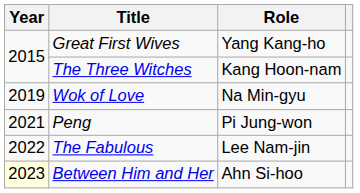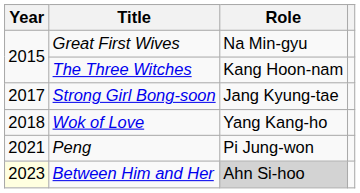(273, 43) Yang Kang-ho -> (265, 43) Na Min-gyu
+ row: (134, 95)
(27, 95) 2019 -> (27, 122) 2018
(264, 95) Na Min-gyu -> (275, 122) Yang Kang-ho
- row: (103, 148)
(262, 174) no background -> (264, 174) lightgrey background
